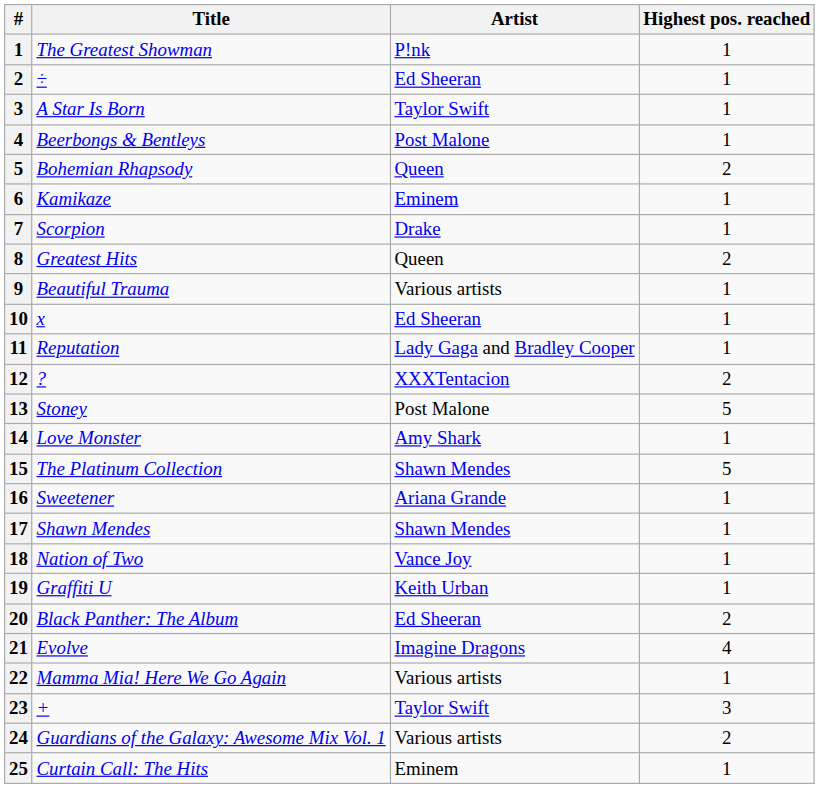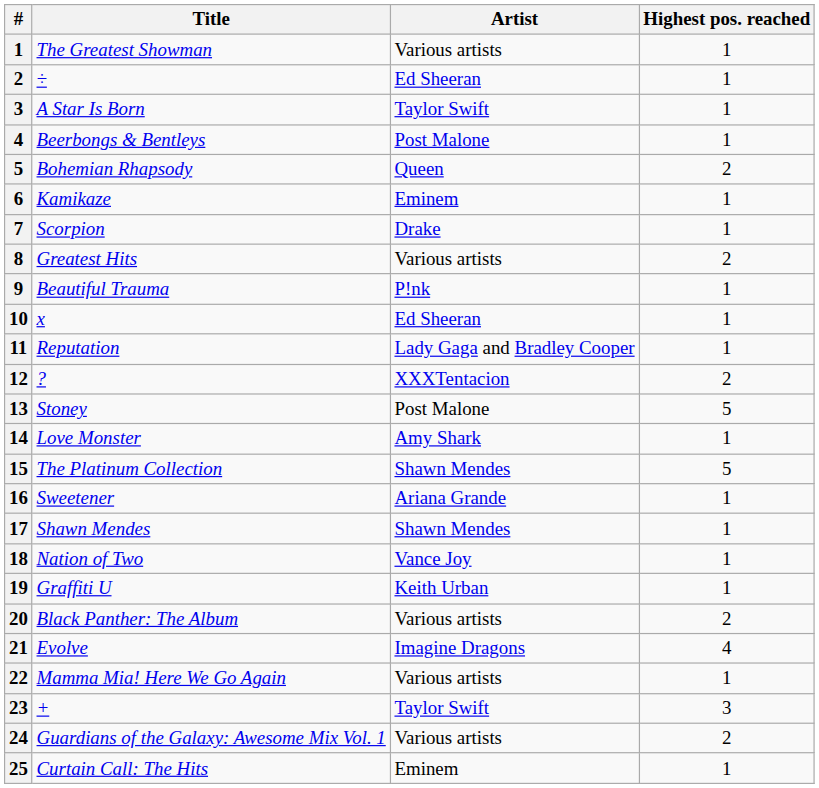(412, 49) P!nk -> (448, 49) Various artists
(419, 259) Queen -> (448, 259) Various artists
(448, 288) Various artists -> (412, 288) P!nk
(438, 618) Ed Sheeran -> (448, 618) Various artists
